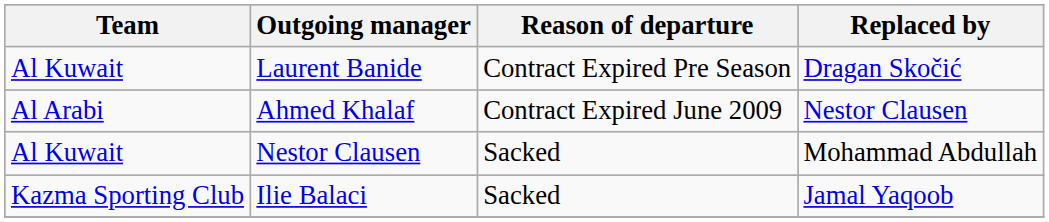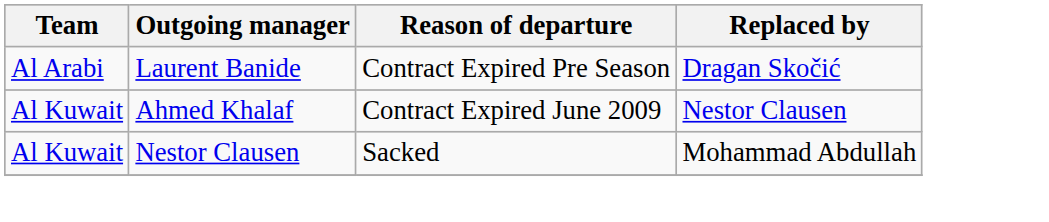(67, 68) Al Kuwait -> (57, 68) Al Arabi
(57, 110) Al Arabi -> (67, 110) Al Kuwait
- row: (312, 195)
